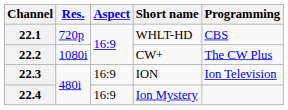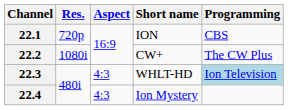(164, 34) WHLT-HD -> (147, 34) ION
(105, 74) 16:9 -> (101, 74) 4:3
(147, 74) ION -> (164, 74) WHLT-HD
(241, 74) no background -> (241, 74) lightblue background
(105, 94) 16:9 -> (101, 94) 4:3
